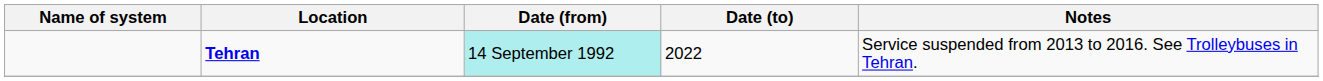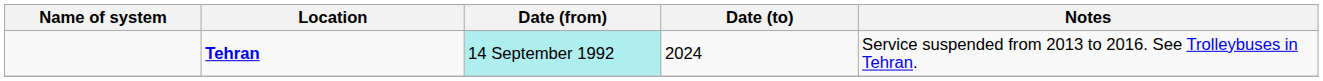(684, 53) 2022 -> (684, 53) 2024
